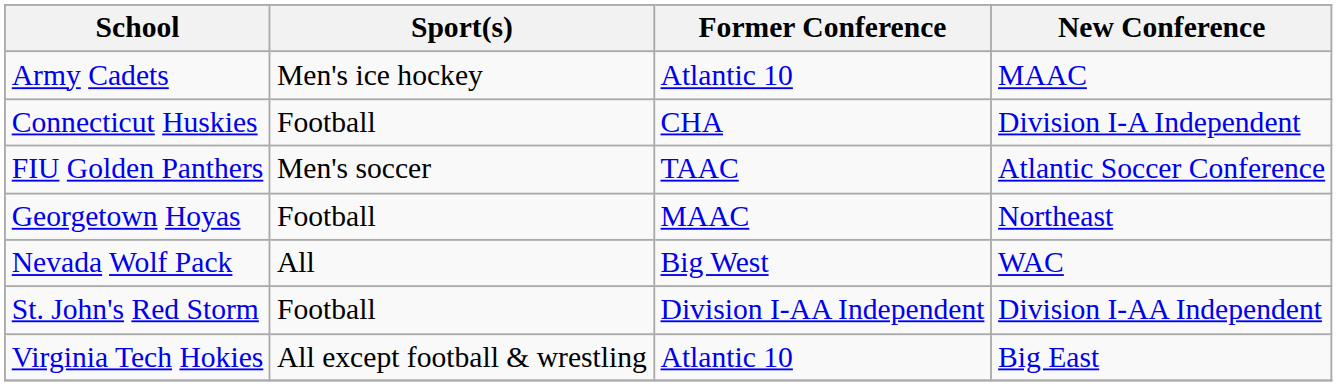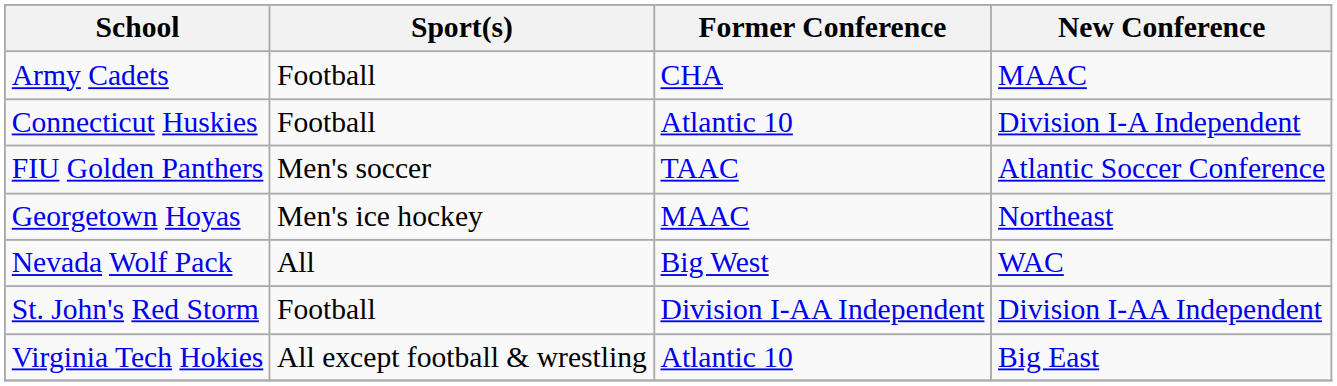(380, 74) Men's ice hockey -> (326, 74) Football
(727, 74) Atlantic 10 -> (692, 74) CHA
(692, 121) CHA -> (727, 121) Atlantic 10
(326, 215) Football -> (380, 215) Men's ice hockey
